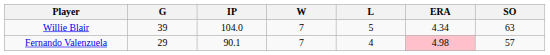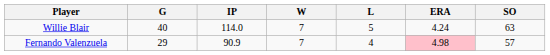(163, 27) 39 -> (163, 27) 40
(232, 27) 104.0 -> (232, 27) 114.0
(440, 27) 4.34 -> (440, 27) 4.24
(232, 43) 90.1 -> (232, 43) 90.9
